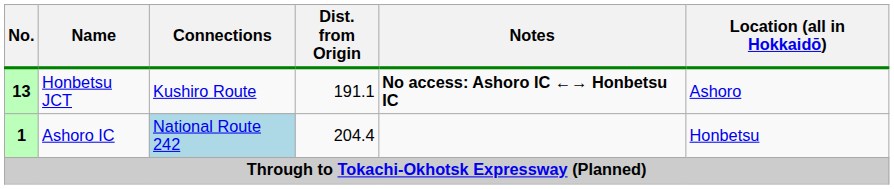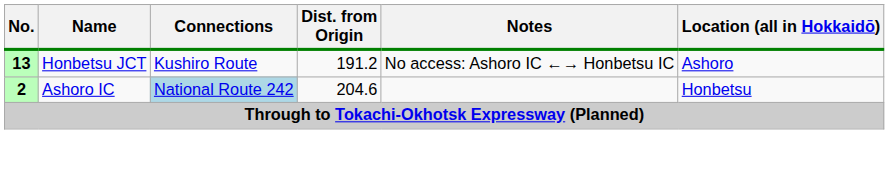(354, 91) 191.1 -> (357, 63) 191.2
(525, 91) bold -> (530, 63) normal
(21, 135) 1 -> (21, 89) 2
(354, 135) 204.4 -> (357, 89) 204.6
